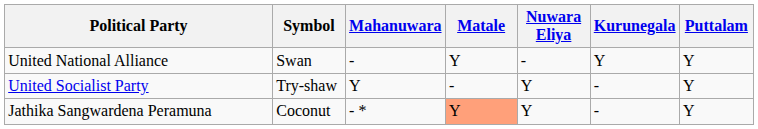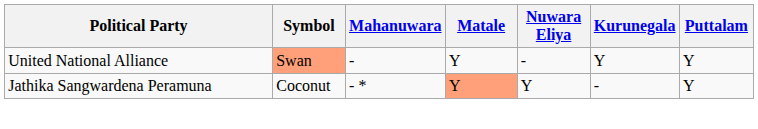(294, 60) no background -> (294, 60) lightsalmon background
- row: (78, 85)
